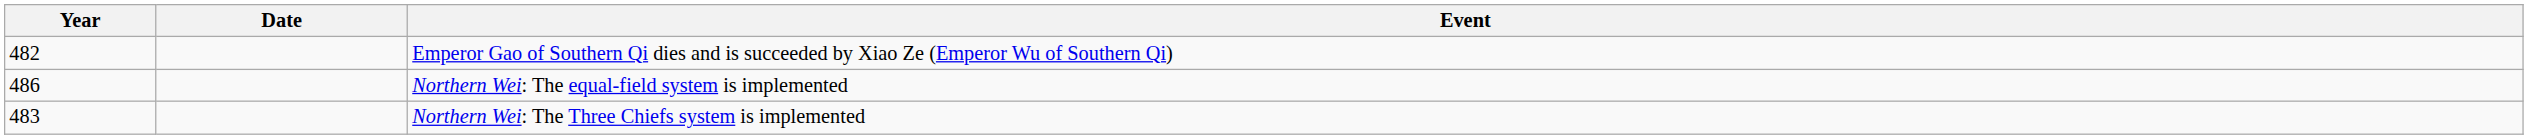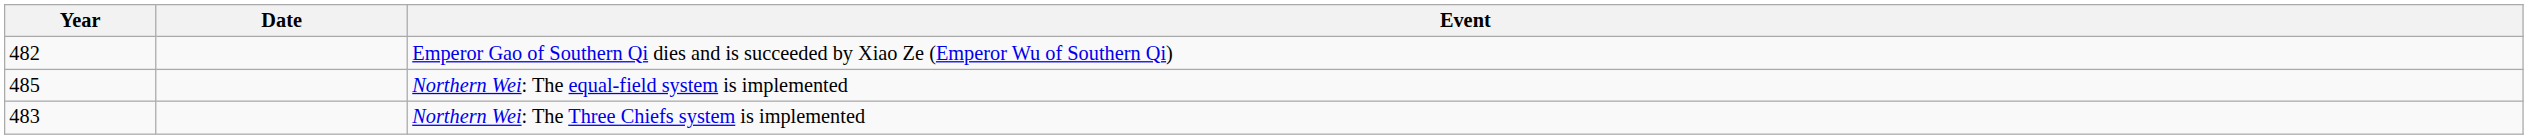(25, 85) 486 -> (25, 85) 485
